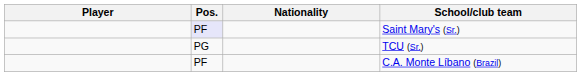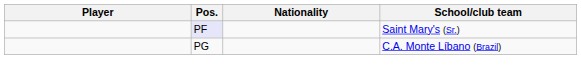- row: (403, 46)
(200, 63) PF -> (201, 46) PG
